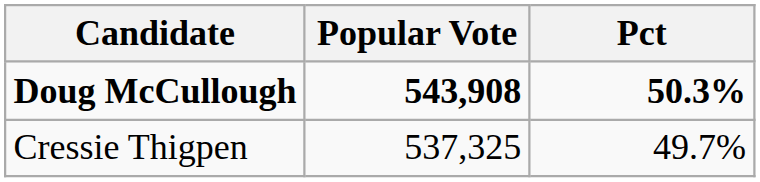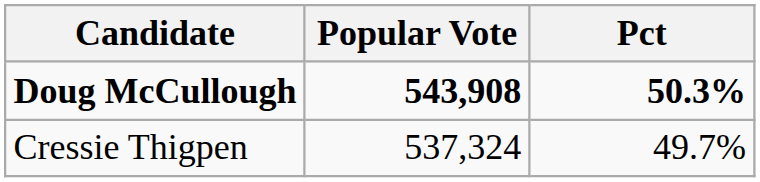(463, 147) 537,325 -> (463, 147) 537,324
